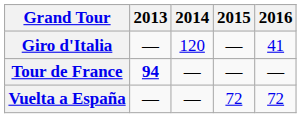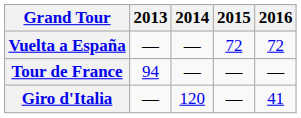rows swapped: (67, 44) <-> (67, 98)
(150, 71) bold -> (150, 71) normal
